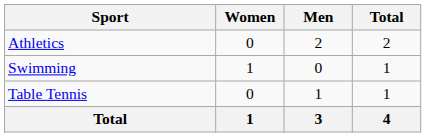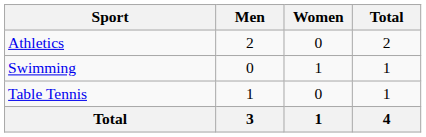columns swapped: (318, 17) <-> (250, 17)
